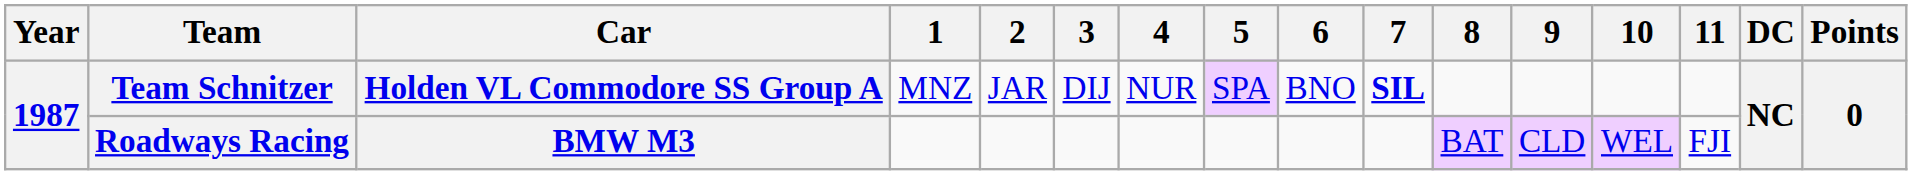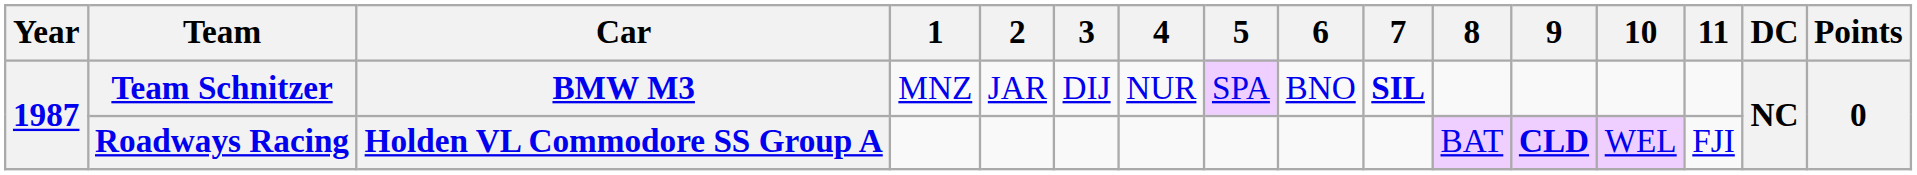(624, 87) Holden VL Commodore SS Group A -> (624, 87) BMW M3
(624, 142) BMW M3 -> (624, 142) Holden VL Commodore SS Group A
(1552, 142) normal -> (1554, 142) bold
